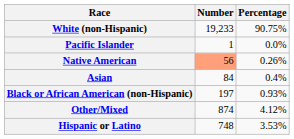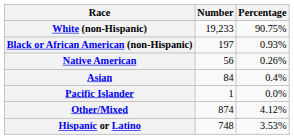rows swapped: (100, 93) <-> (100, 45)
(229, 61) lightsalmon background -> (229, 61) no background
